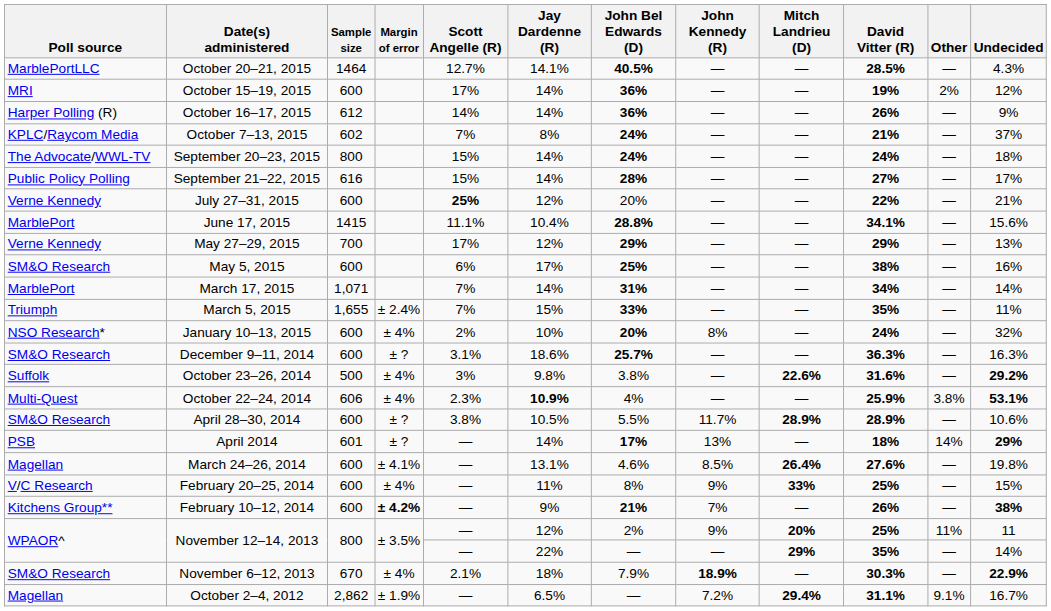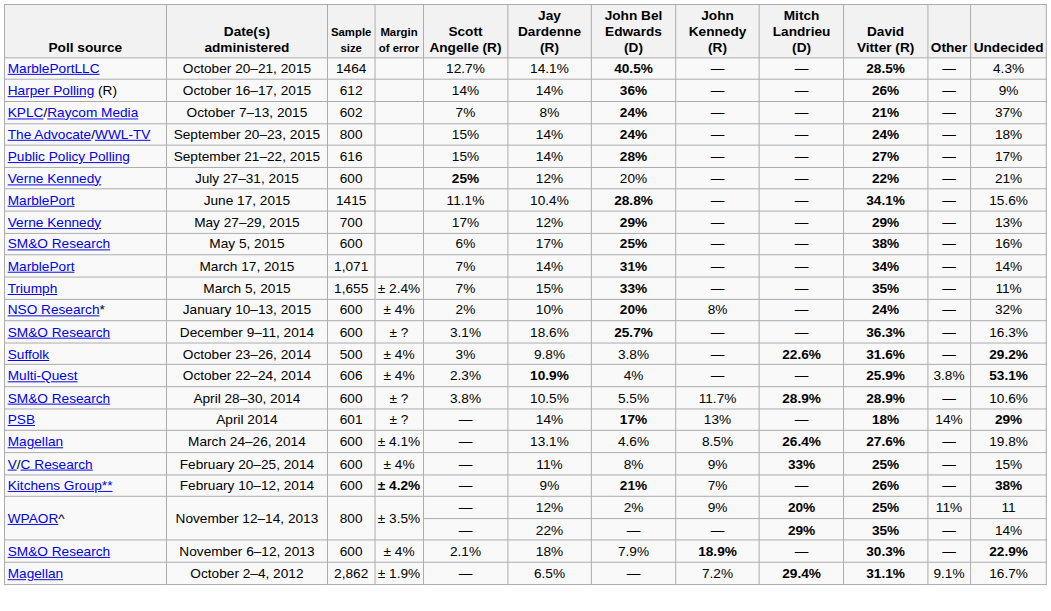- row: (20, 90)
(351, 573) 670 -> (351, 551) 600
